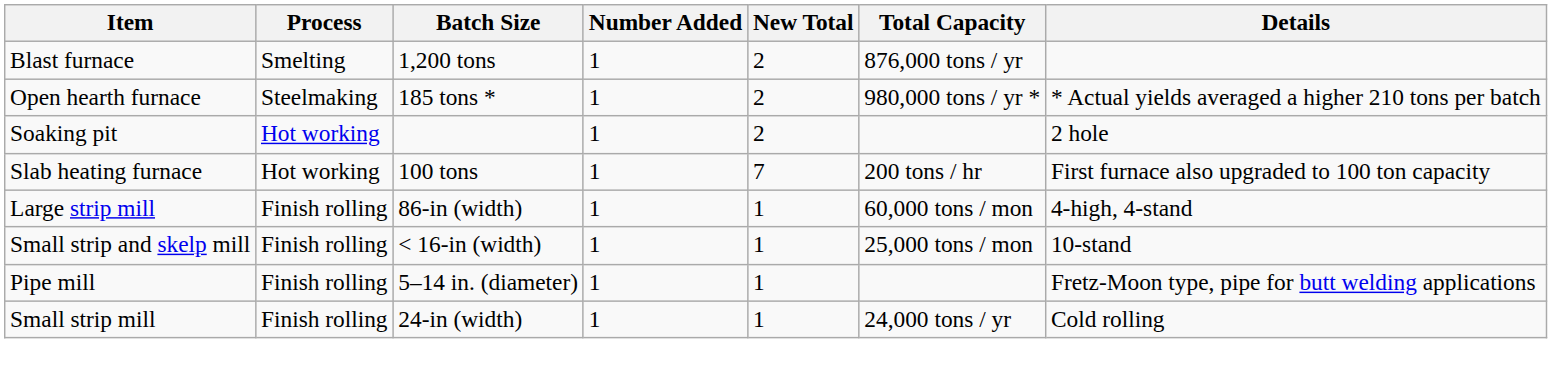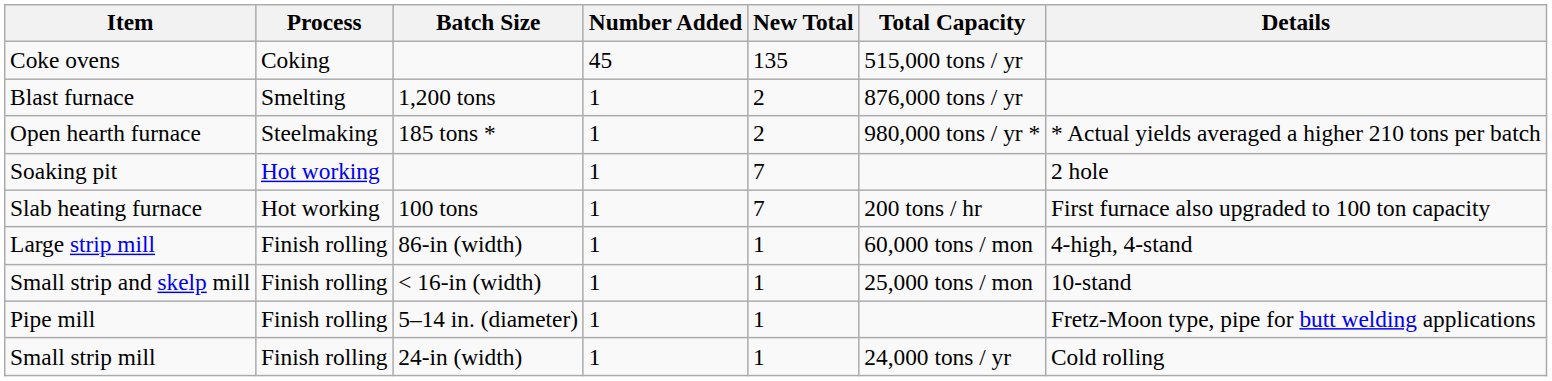+ row: (65, 60)
(759, 134) 2 -> (759, 171) 7
